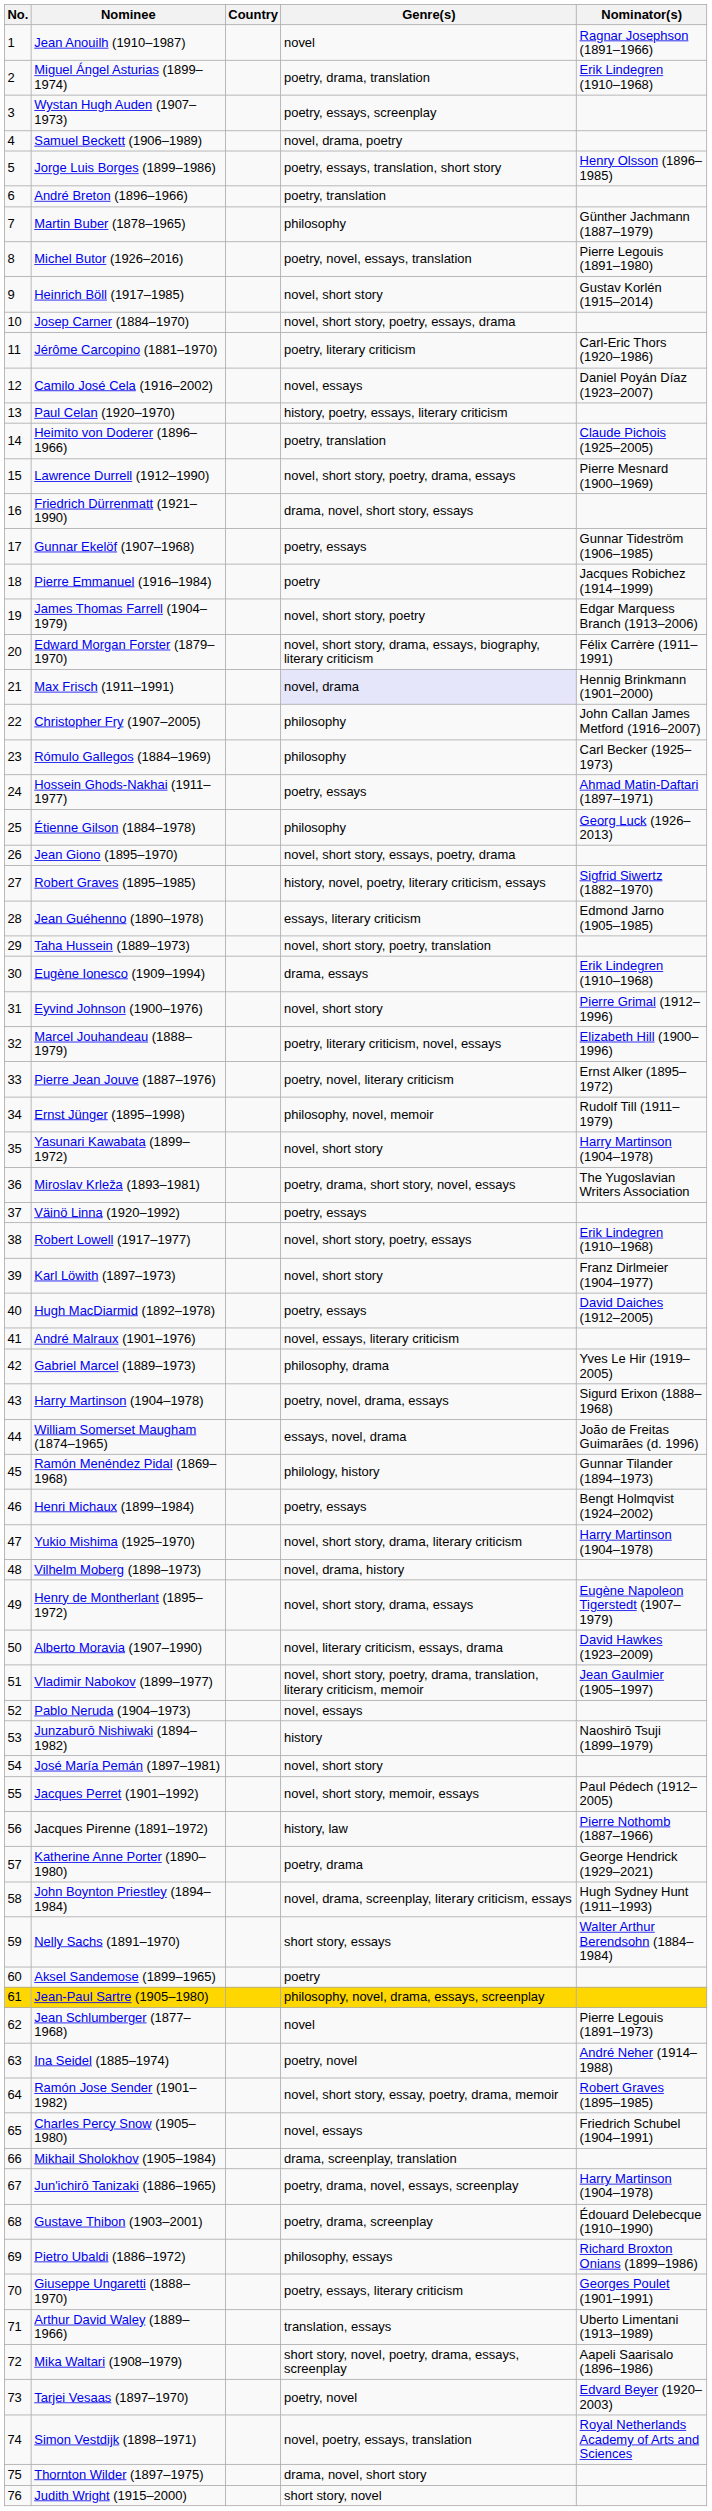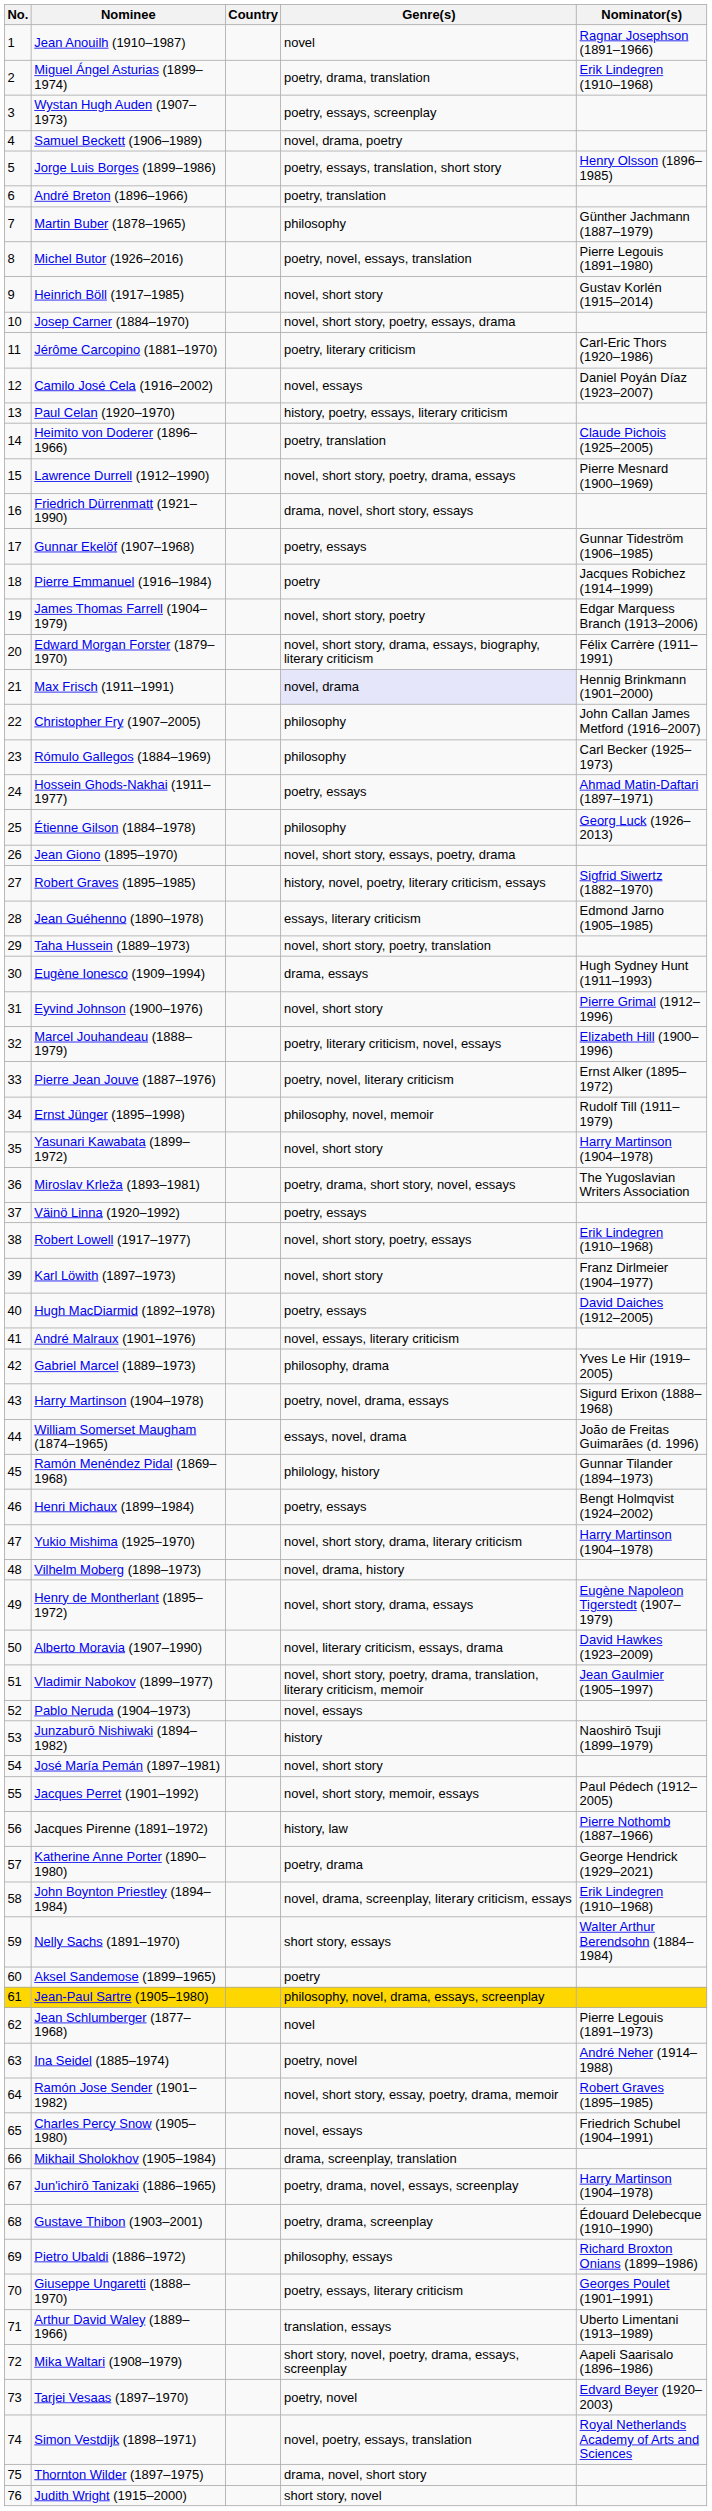(621, 974) Erik Lindegren (1910–1968) -> (634, 974) Hugh Sydney Hunt (1911–1993)
(634, 1899) Hugh Sydney Hunt (1911–1993) -> (621, 1899) Erik Lindegren (1910–1968)
